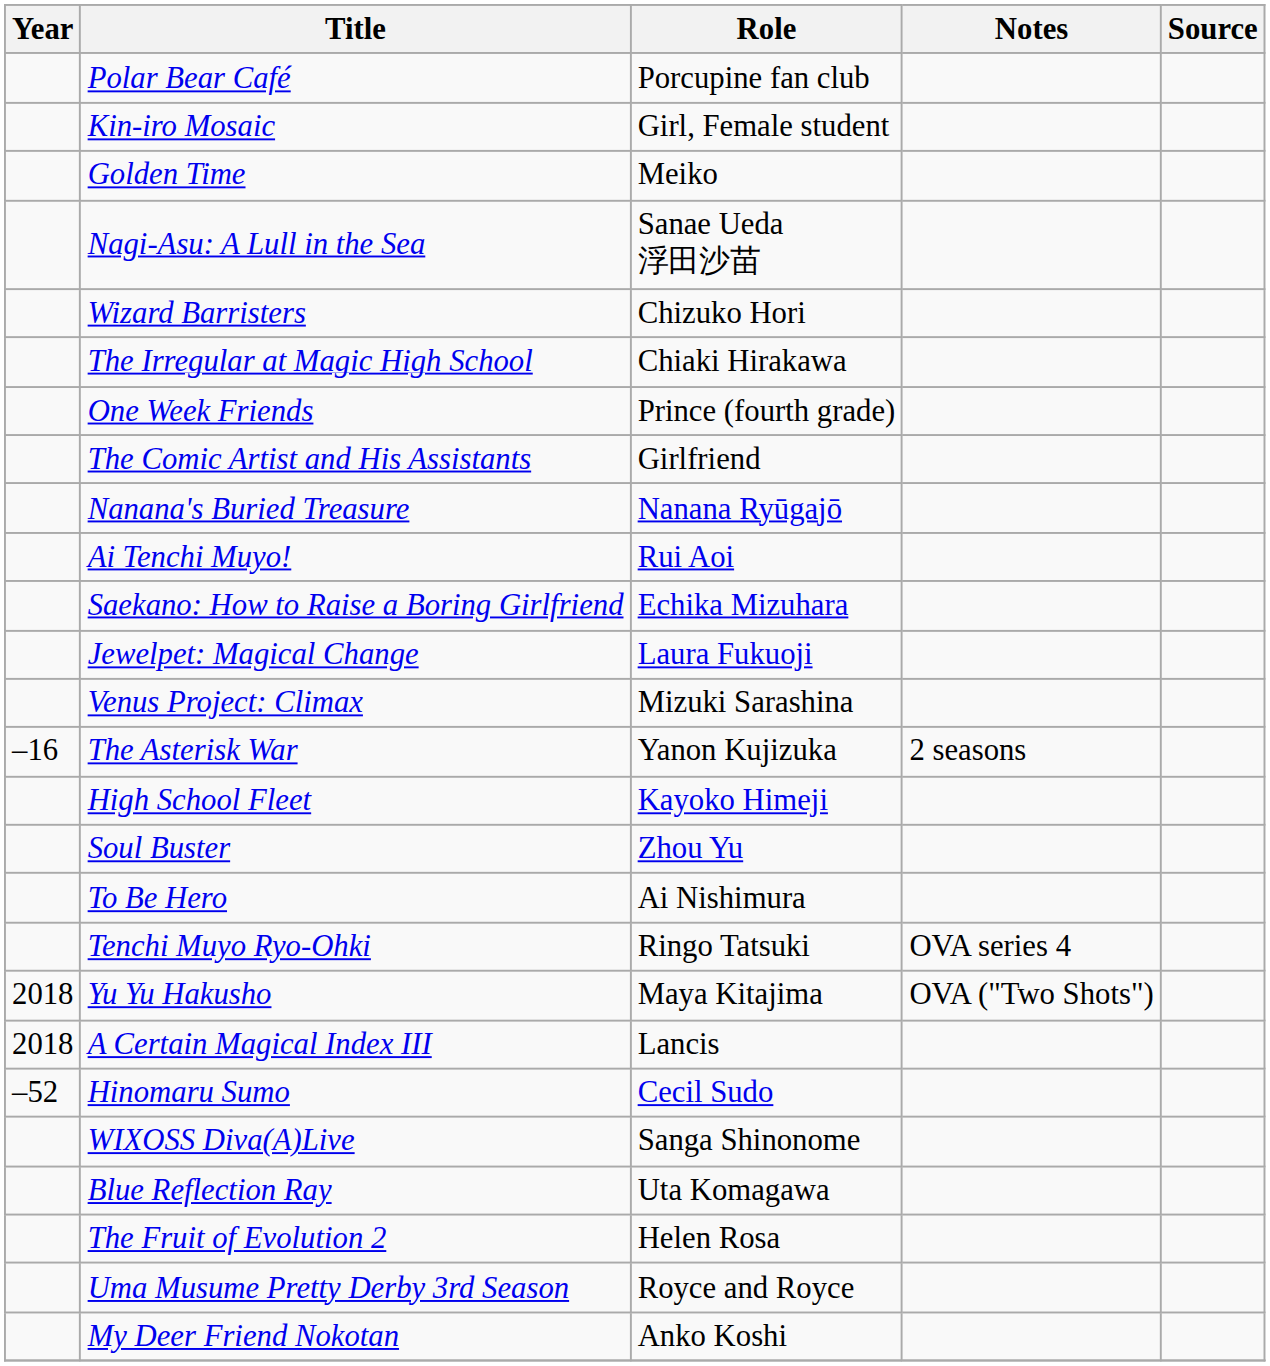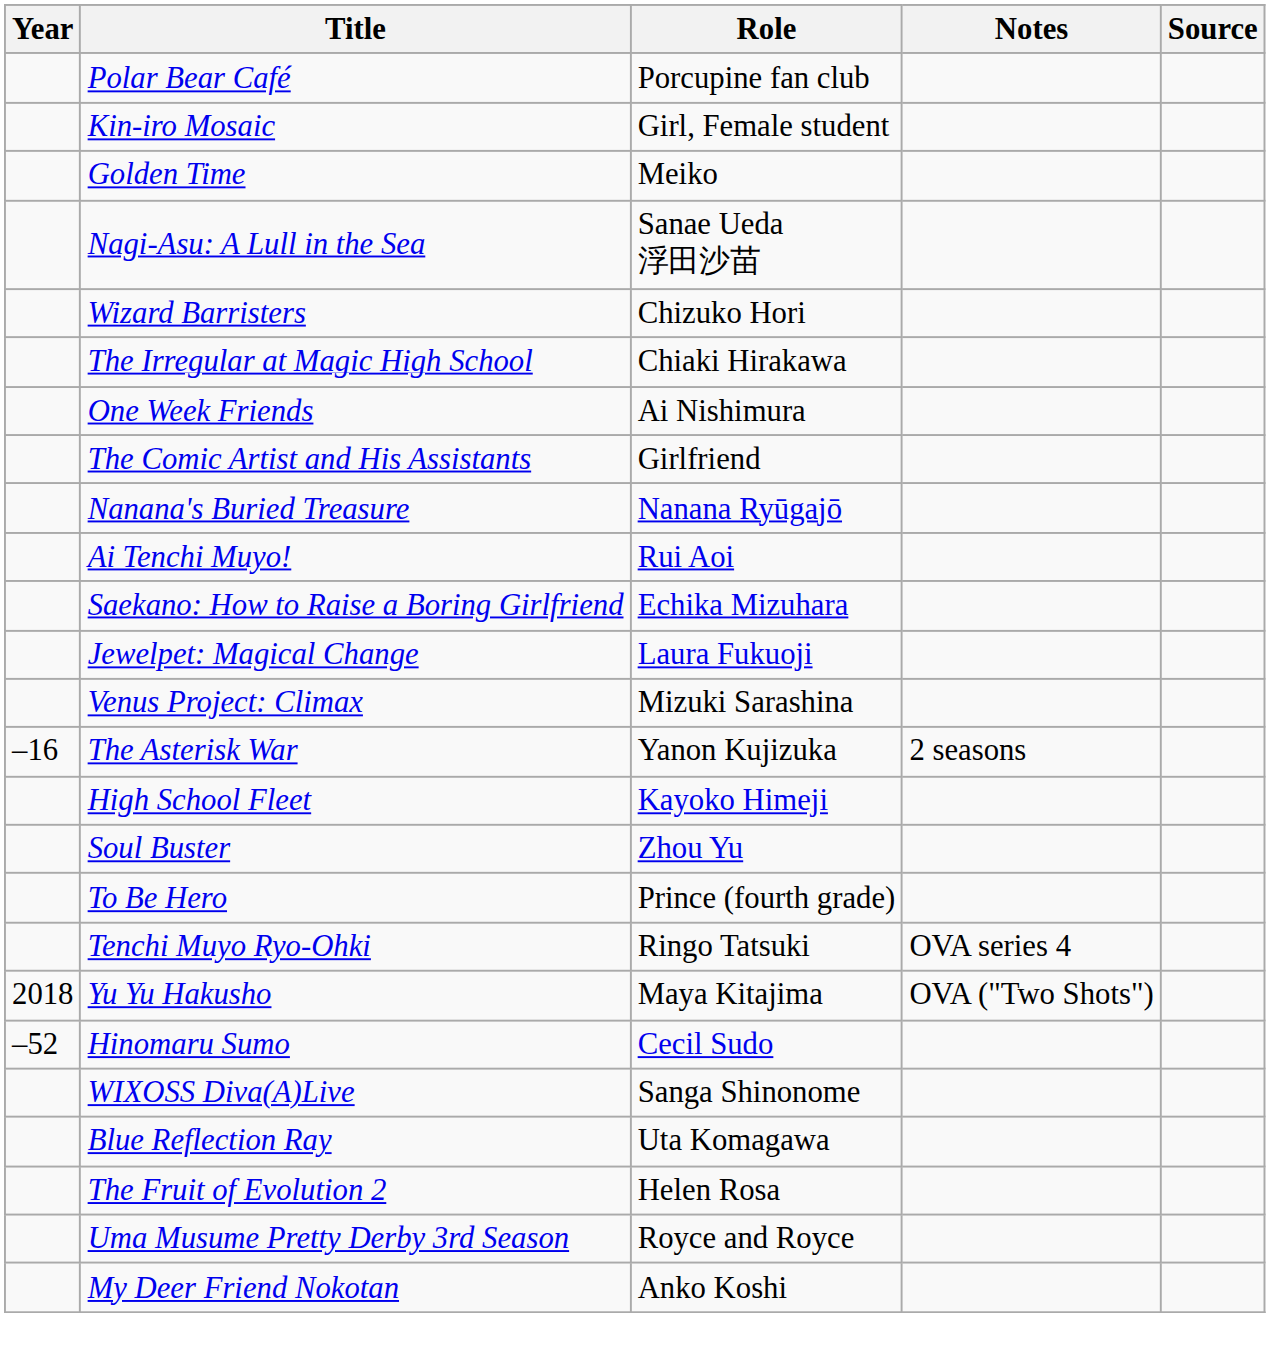(766, 410) Prince (fourth grade) -> (722, 410) Ai Nishimura
(722, 897) Ai Nishimura -> (766, 897) Prince (fourth grade)
- row: (260, 1043)
